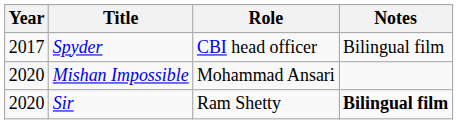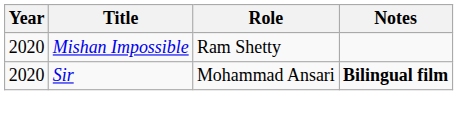- row: (78, 47)
(266, 75) Mohammad Ansari -> (239, 47) Ram Shetty
(239, 103) Ram Shetty -> (266, 75) Mohammad Ansari
